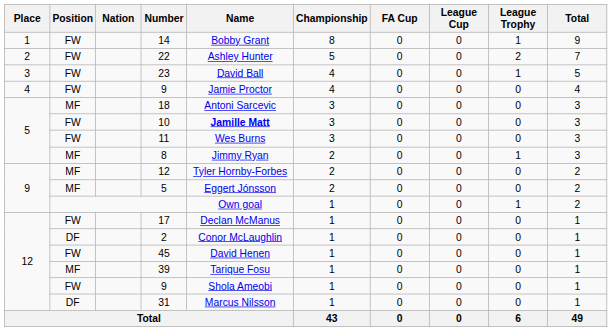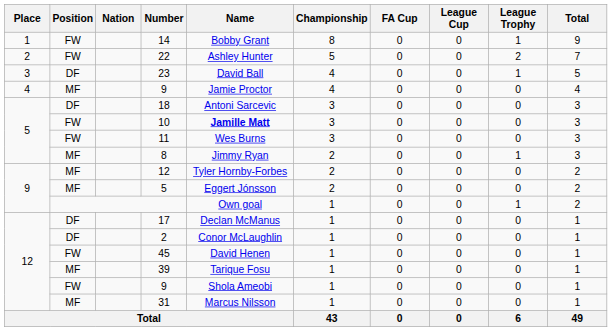(73, 73) FW -> (73, 73) DF
(73, 90) FW -> (73, 90) MF
(73, 106) MF -> (73, 106) DF
(73, 221) FW -> (73, 221) DF
(73, 302) DF -> (73, 302) MF
